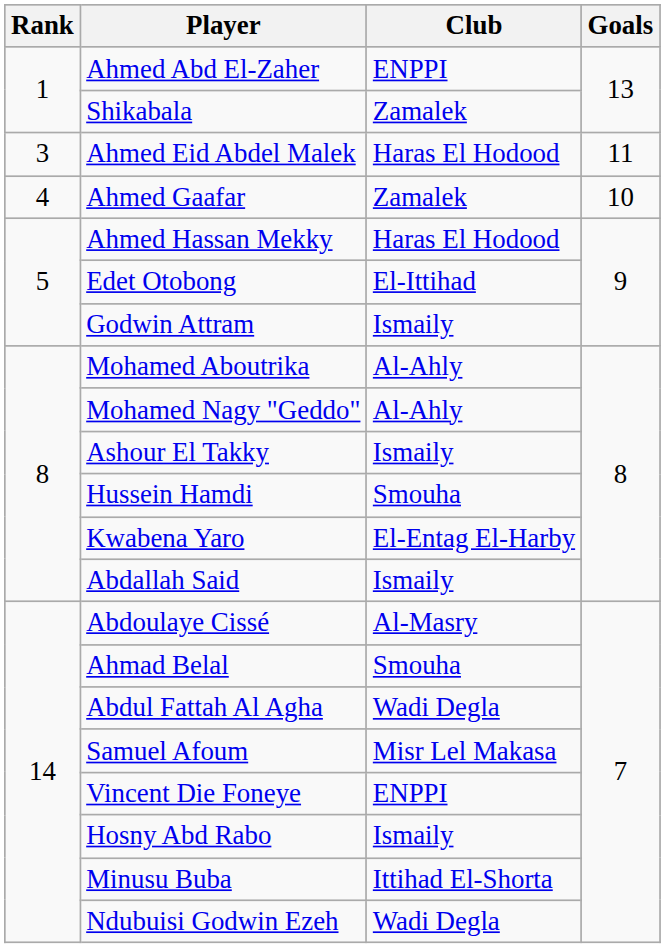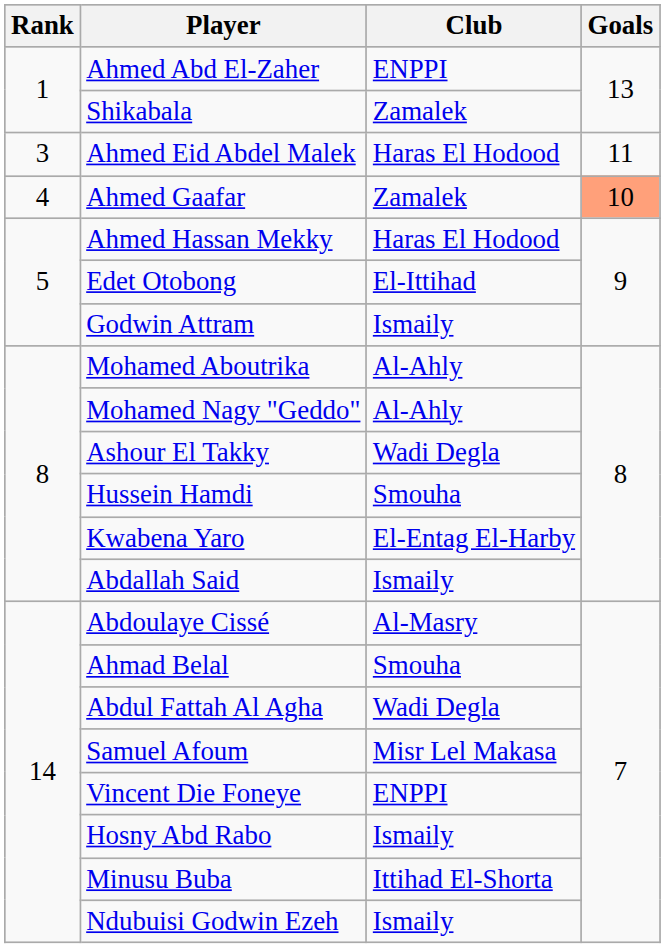(620, 196) no background -> (620, 196) lightsalmon background
(413, 452) Ismaily -> (436, 452) Wadi Degla
(436, 921) Wadi Degla -> (413, 921) Ismaily
